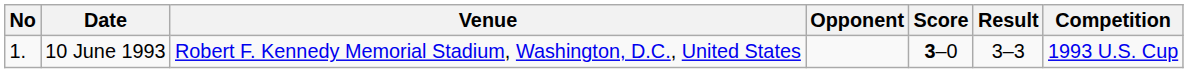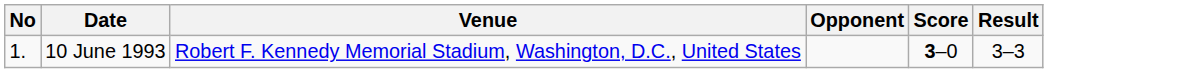- column: (1113, 20)
